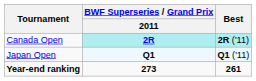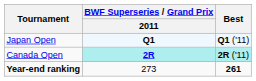rows swapped: (31, 55) <-> (35, 41)
(149, 69) bold -> (149, 69) normal
